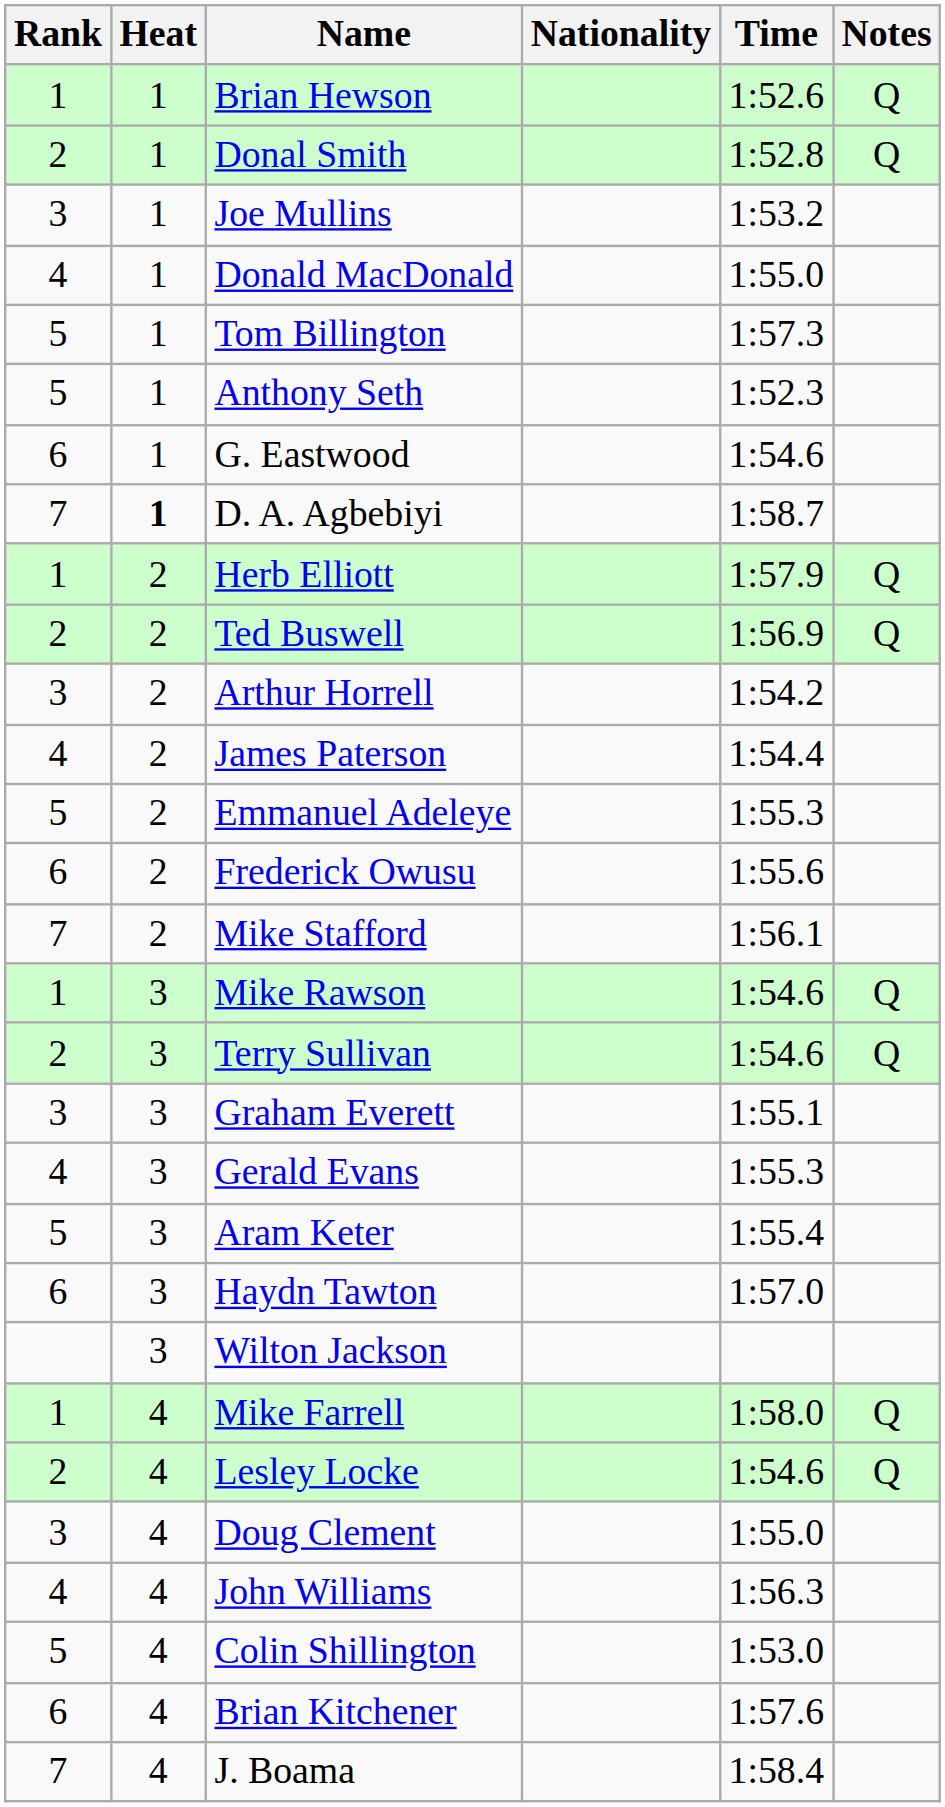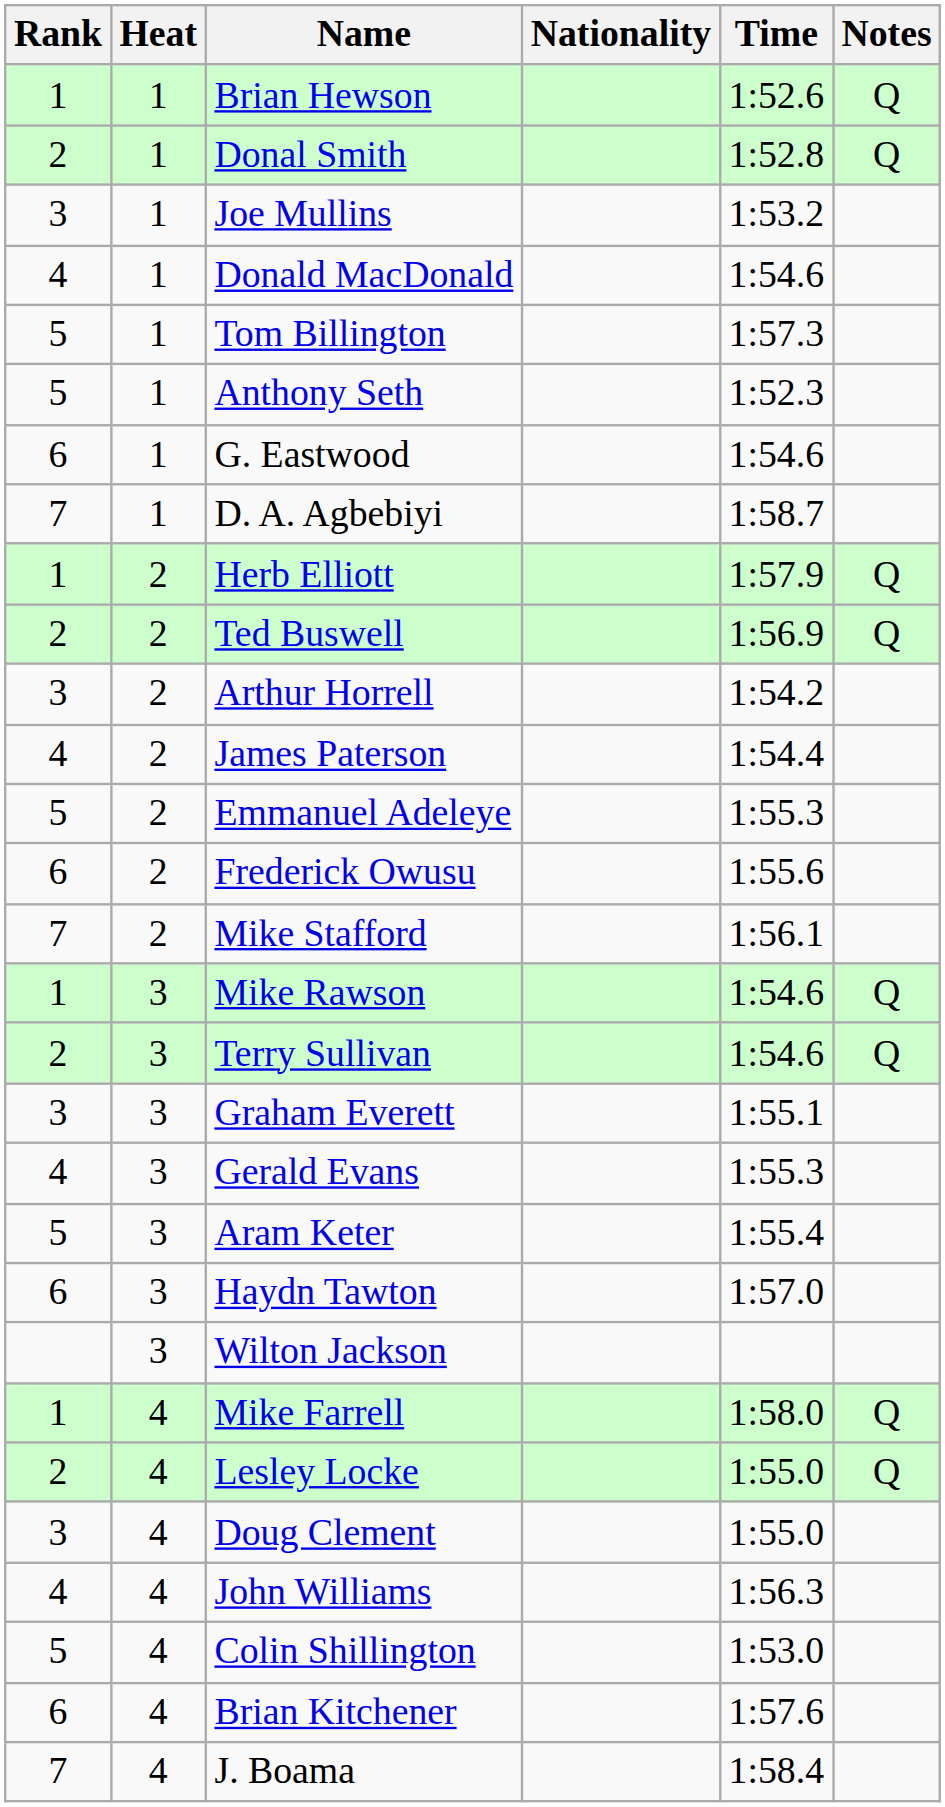(776, 273) 1:55.0 -> (776, 273) 1:54.6
(158, 513) bold -> (158, 513) normal
(776, 1471) 1:54.6 -> (776, 1471) 1:55.0
